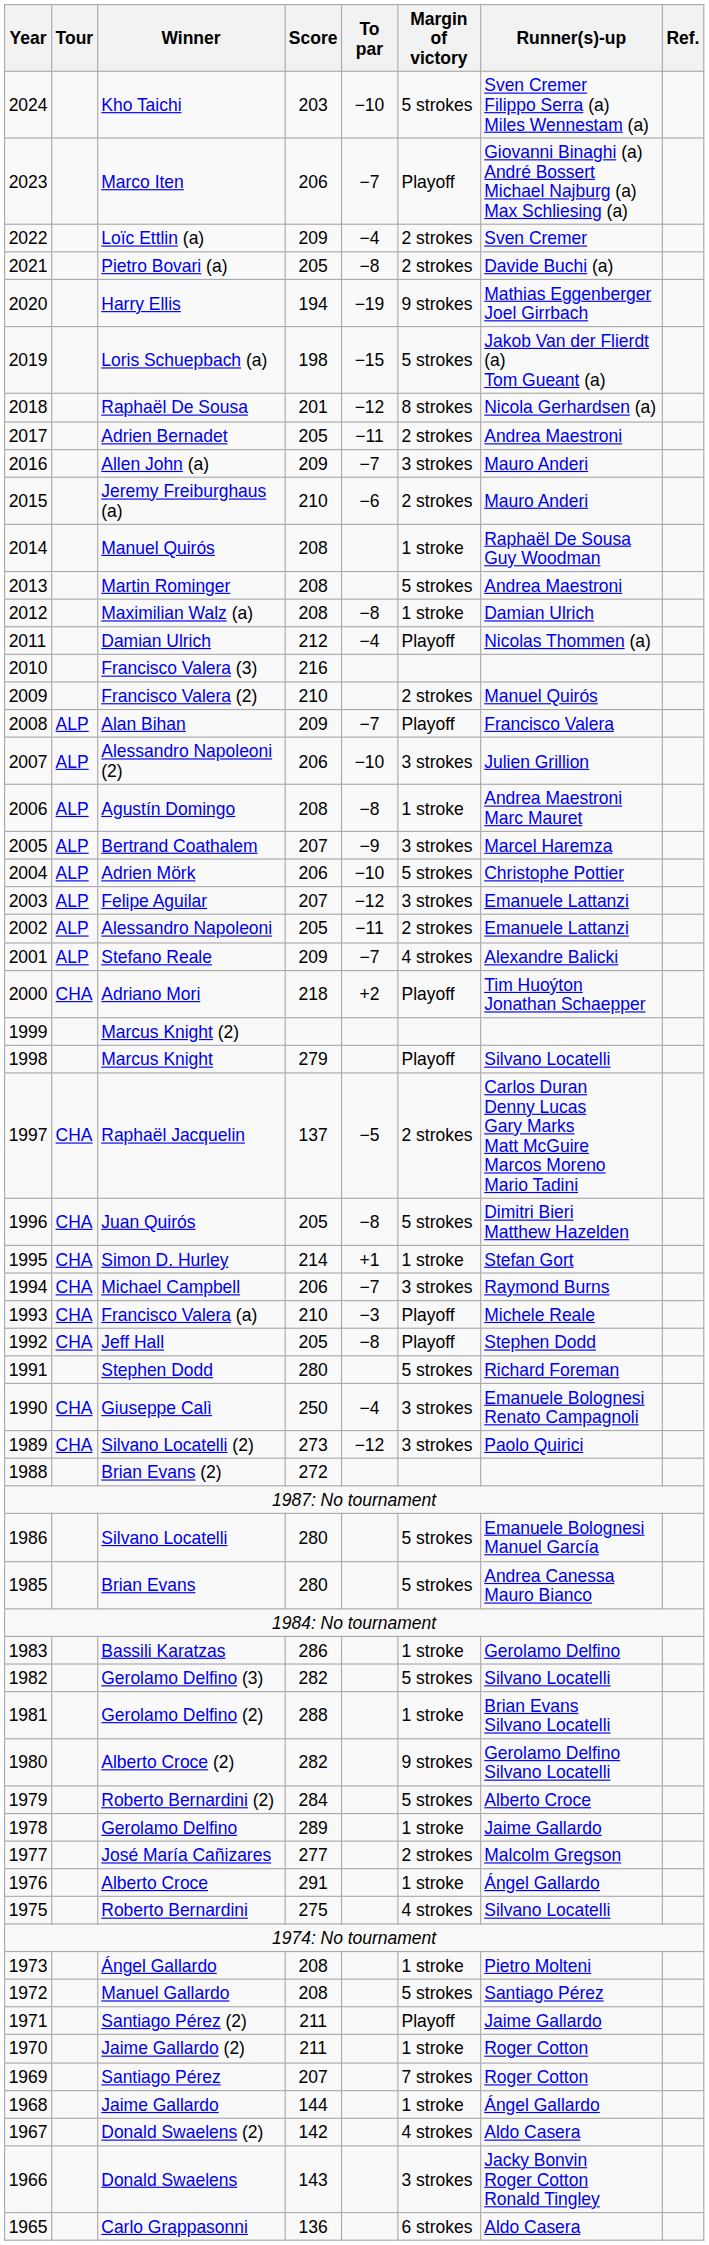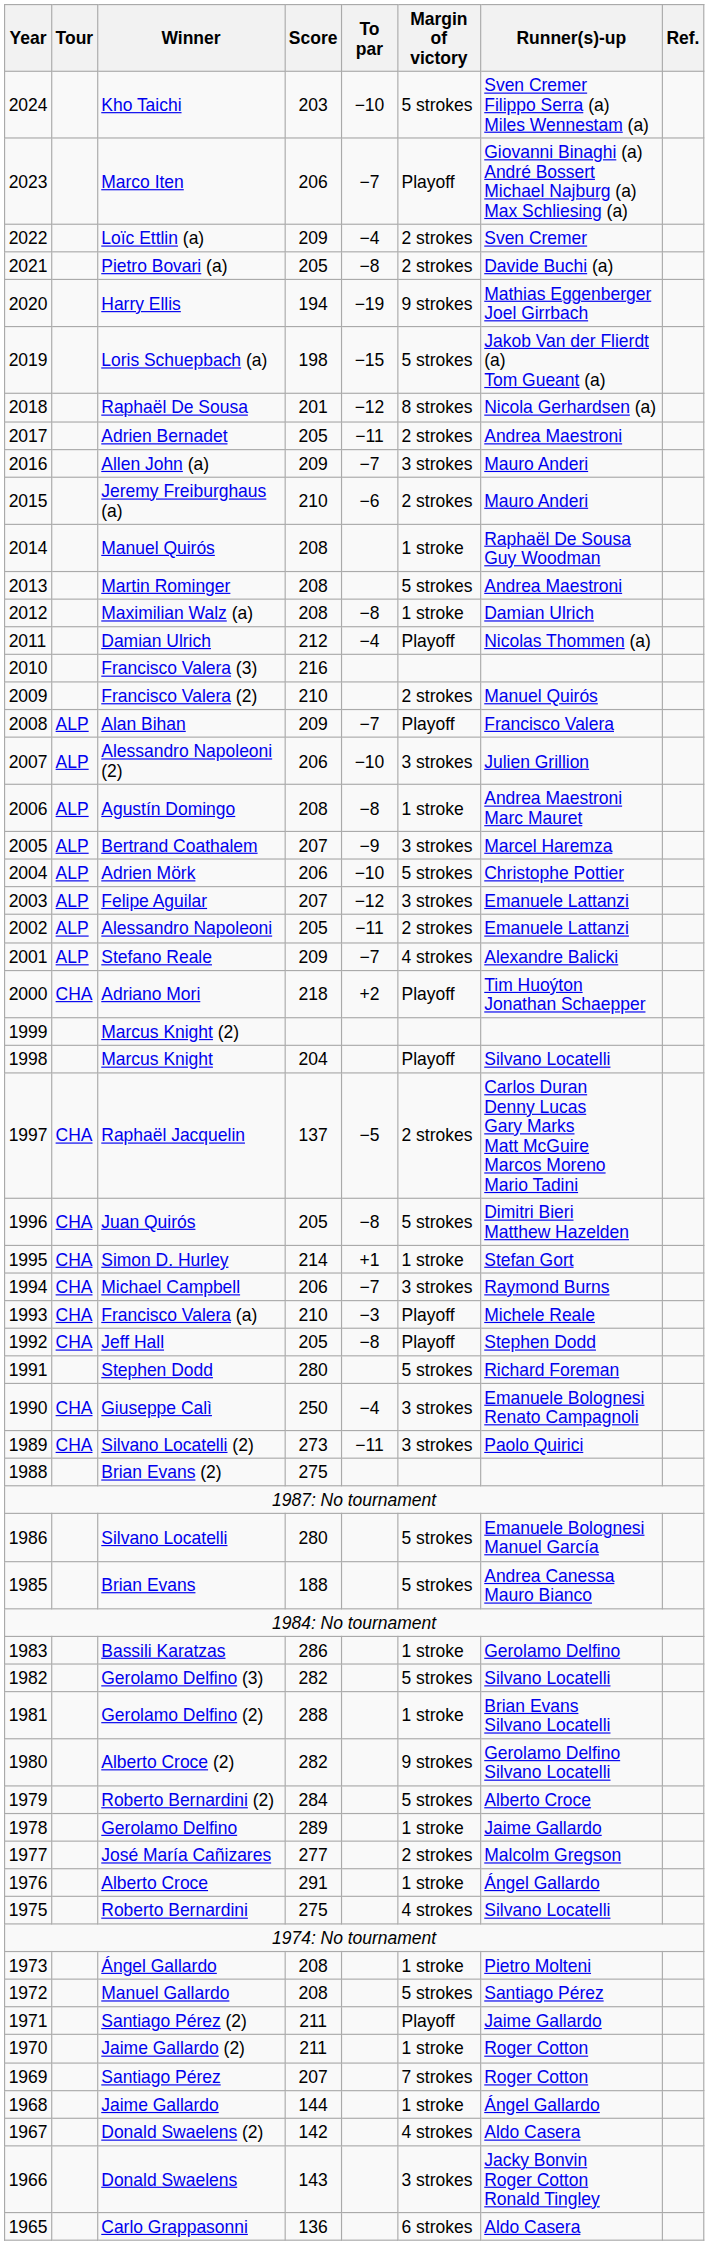(313, 1059) 279 -> (313, 1059) 204
(369, 1445) −12 -> (369, 1445) −11
(313, 1473) 272 -> (313, 1473) 275
(313, 1585) 280 -> (313, 1585) 188
